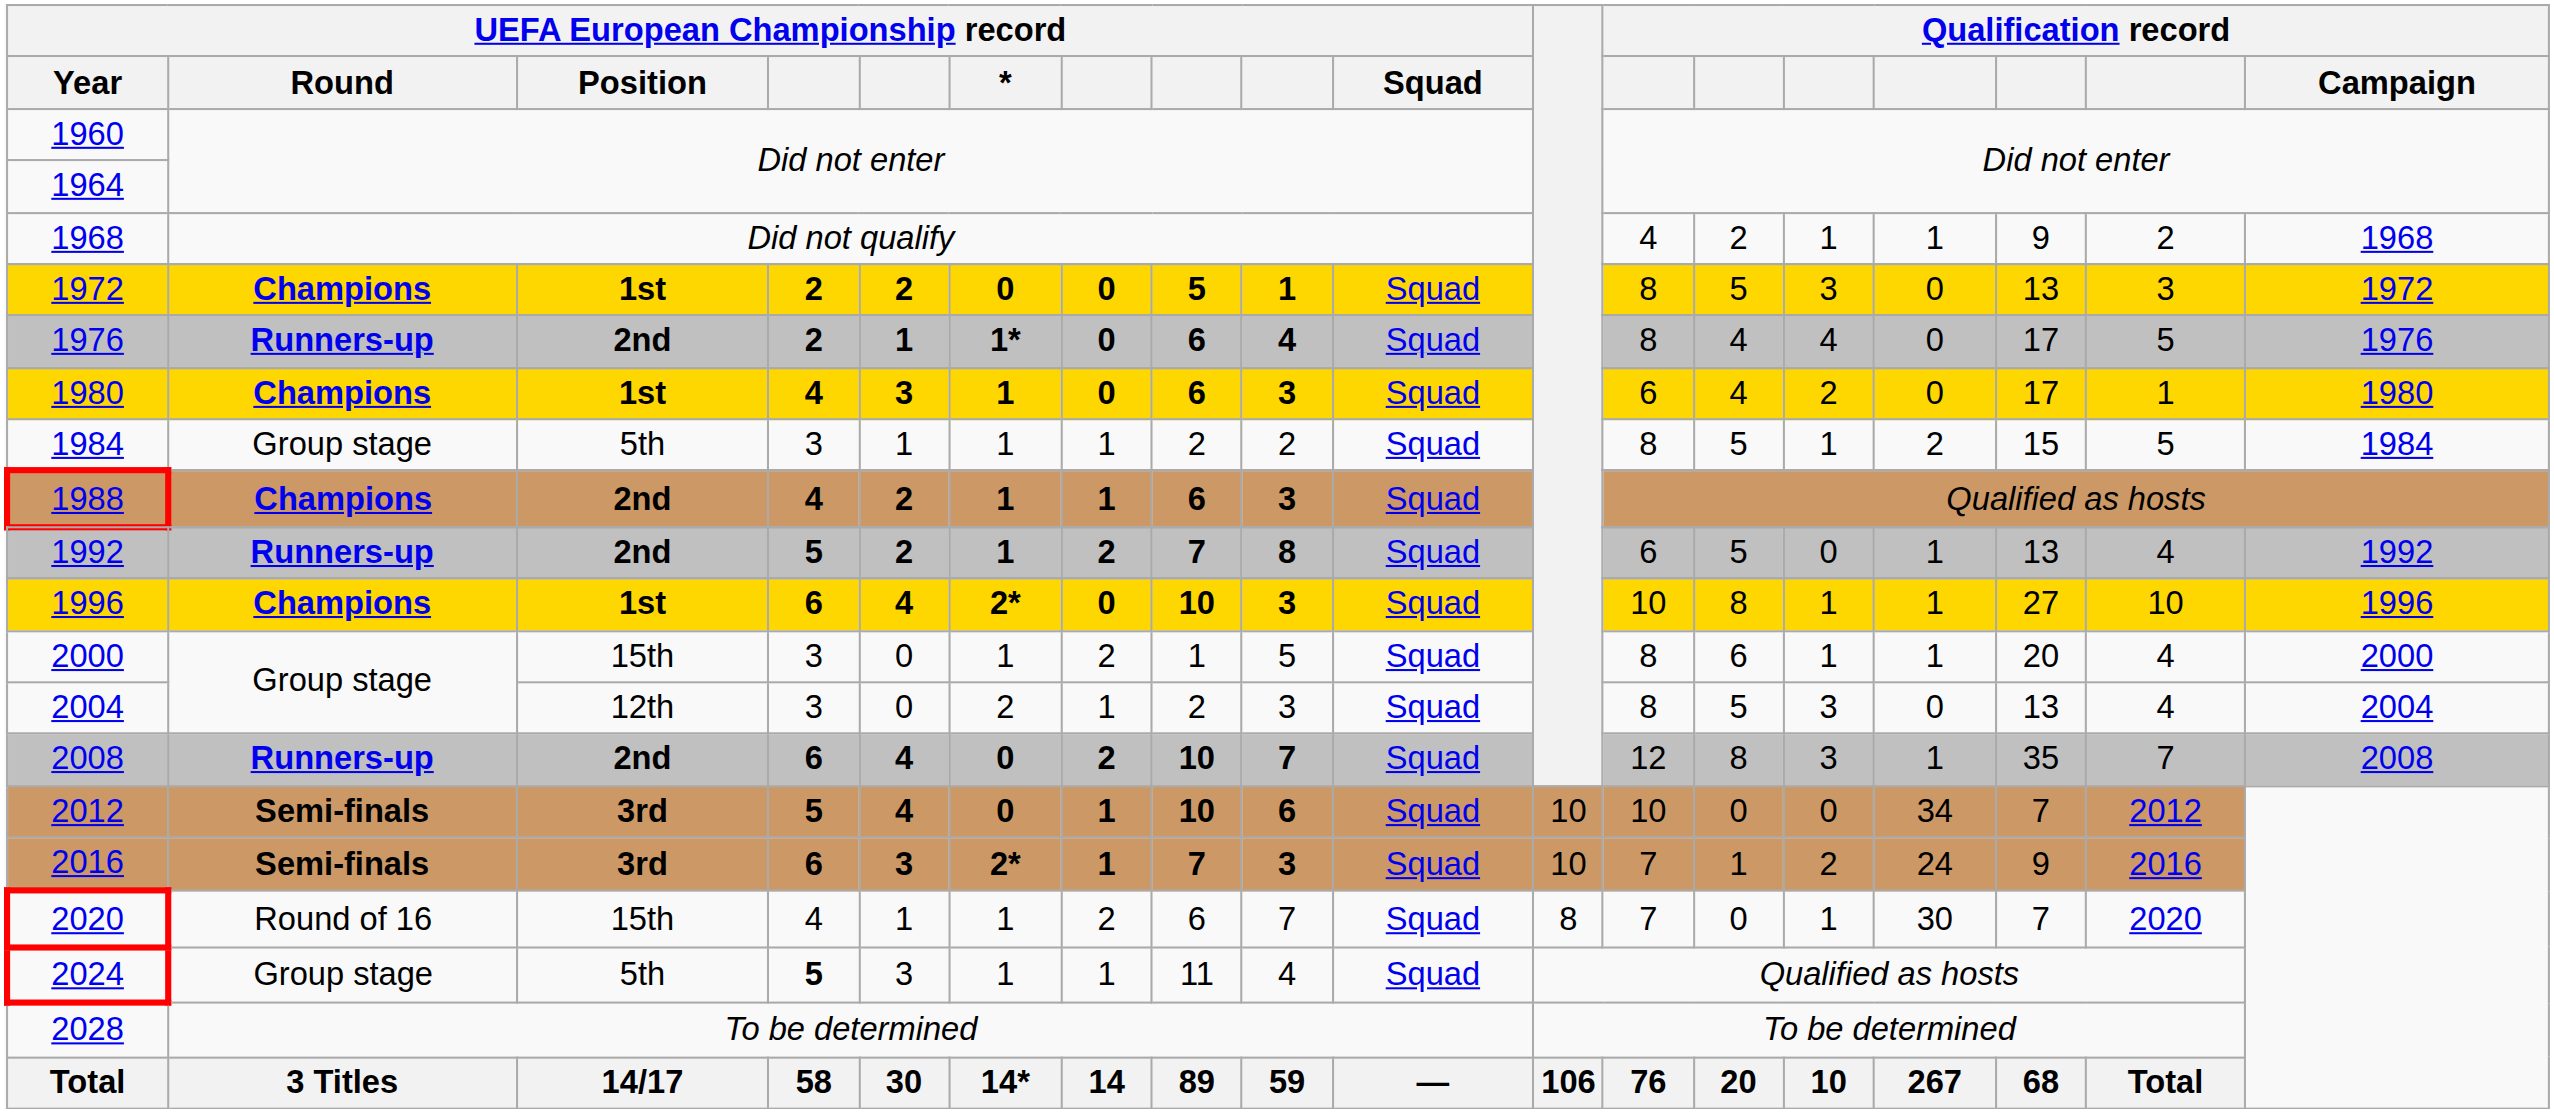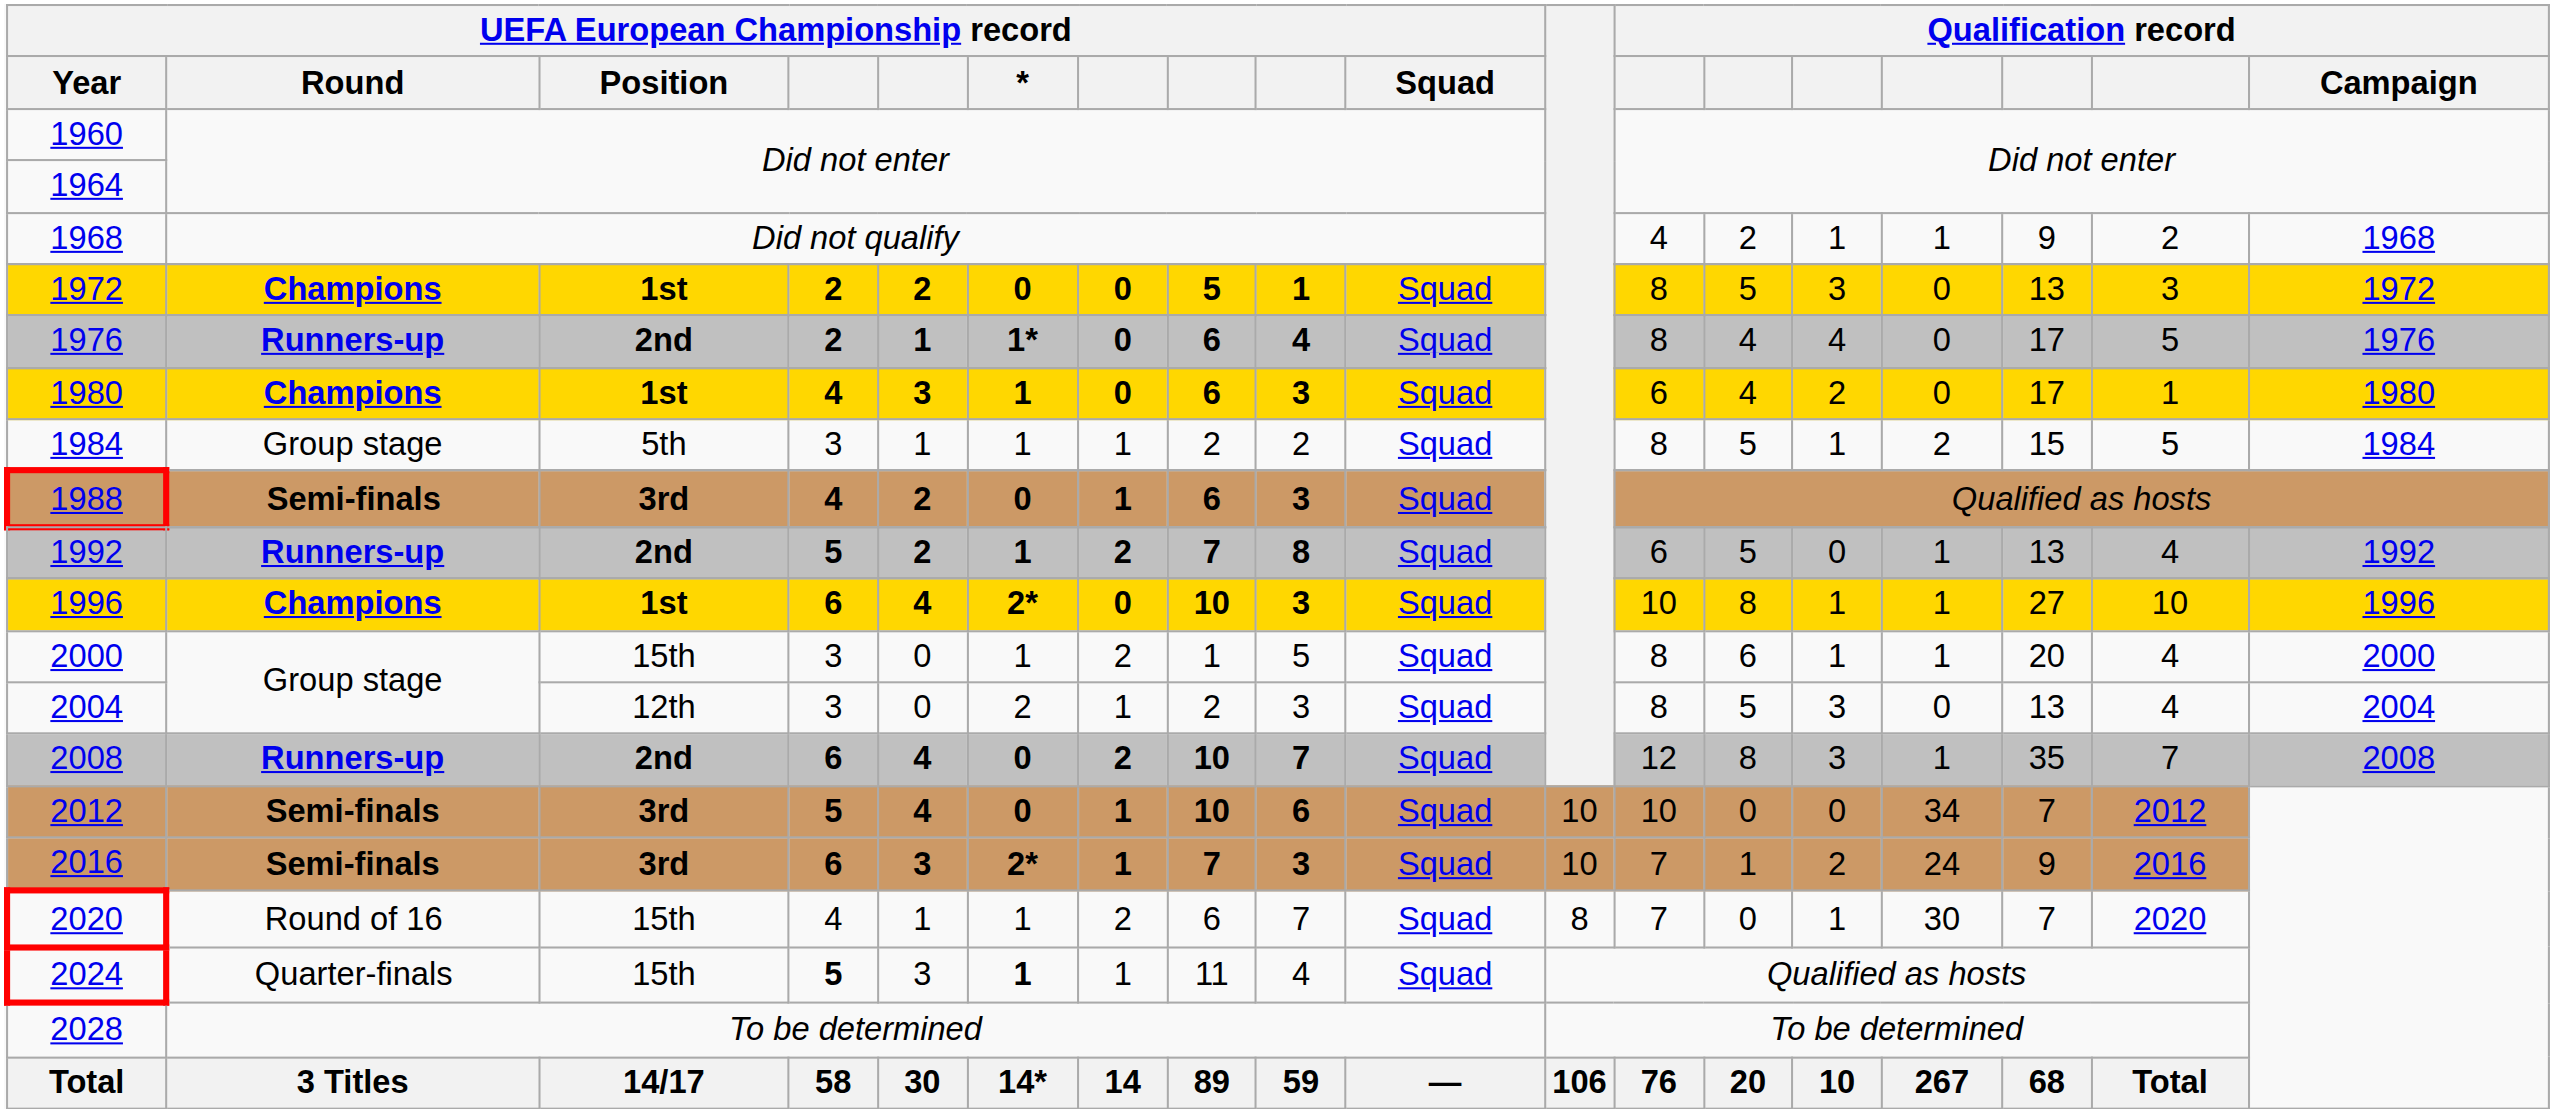(343, 498) Champions -> (354, 498) Semi-finals
(642, 498) 2nd -> (664, 498) 3rd
(1005, 498) 1 -> (1023, 498) 0
(343, 974) Group stage -> (354, 974) Quarter-finals
(642, 974) 5th -> (664, 974) 15th
(1005, 974) normal -> (1023, 974) bold
